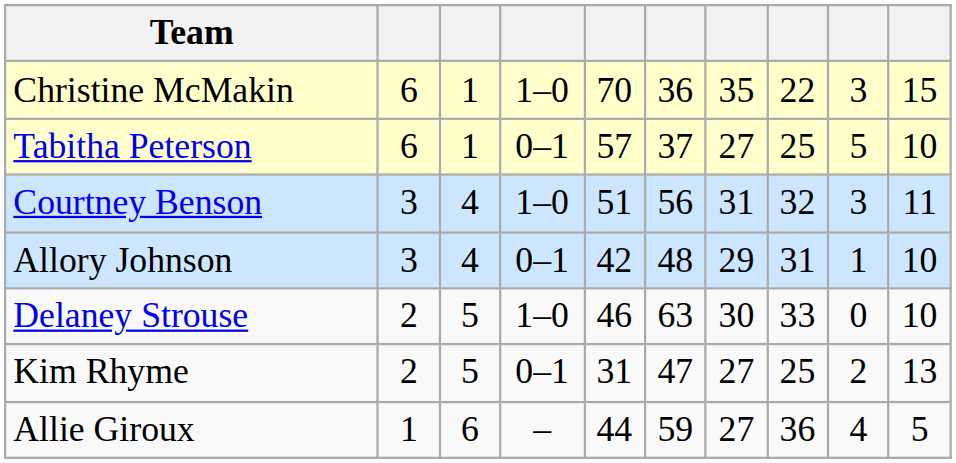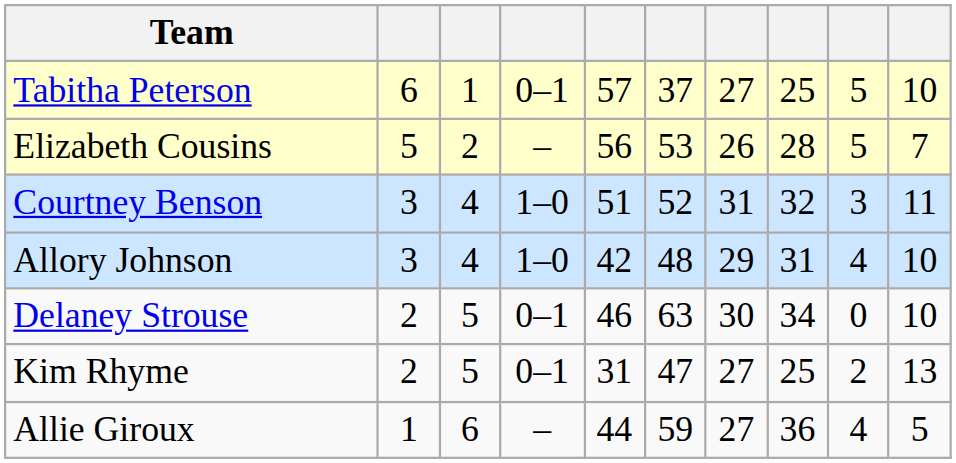- row: (154, 89)
+ row: (143, 145)
(675, 202) 56 -> (675, 202) 52
(542, 259) 0–1 -> (542, 259) 1–0
(859, 259) 1 -> (859, 259) 4
(542, 315) 1–0 -> (542, 315) 0–1
(797, 315) 33 -> (797, 315) 34
